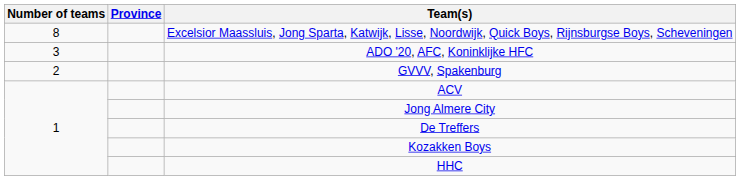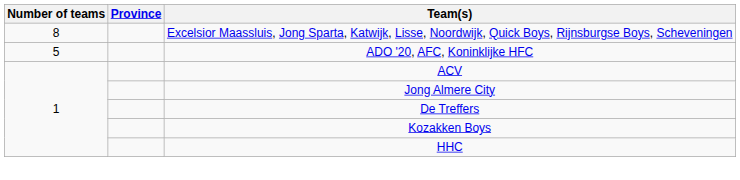(56, 52) 3 -> (56, 52) 5
- row: (450, 71)
